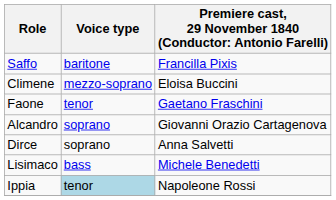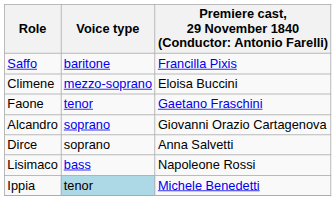(209, 165) Michele Benedetti -> (207, 165) Napoleone Rossi
(207, 185) Napoleone Rossi -> (209, 185) Michele Benedetti
